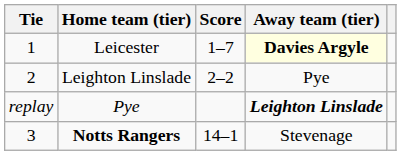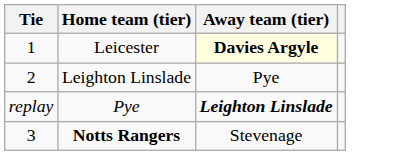- column: (221, 18)
